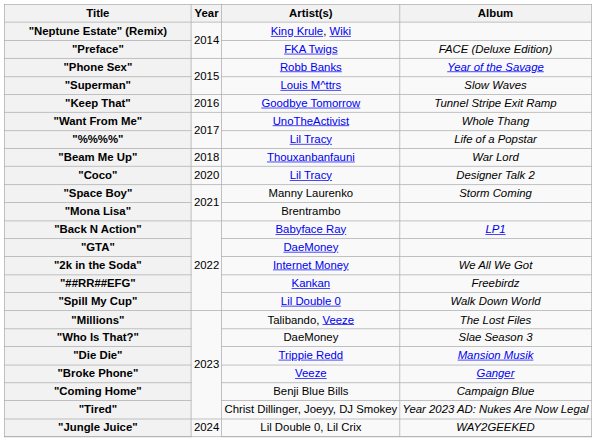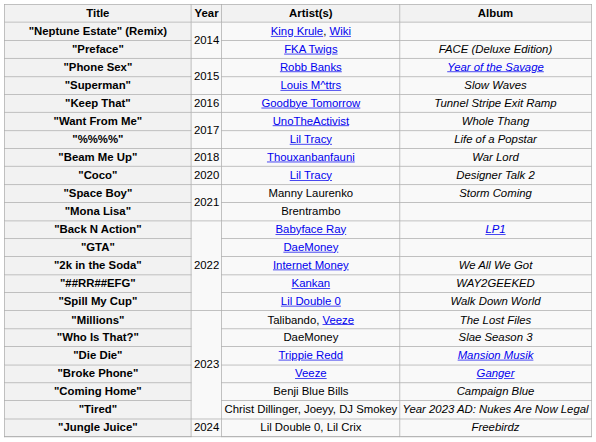(496, 283) Freebirdz -> (496, 283) WAY2GEEKED
(496, 427) WAY2GEEKED -> (496, 427) Freebirdz
